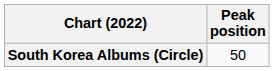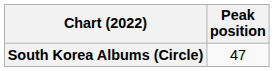(238, 54) 50 -> (238, 54) 47
